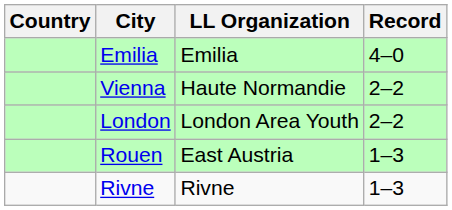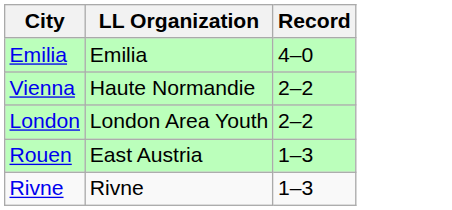- column: (50, 21)
